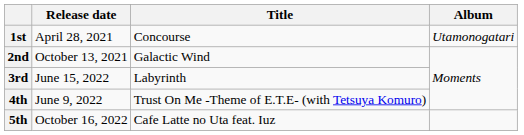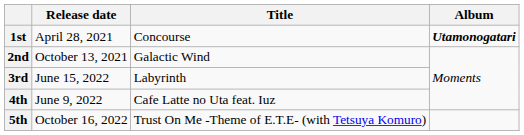(473, 36) normal -> (474, 36) bold
(280, 99) Trust On Me -Theme of E.T.E- (with Tetsuya Komuro) -> (204, 99) Cafe Latte no Uta feat. Iuz
(204, 120) Cafe Latte no Uta feat. Iuz -> (280, 120) Trust On Me -Theme of E.T.E- (with Tetsuya Komuro)
